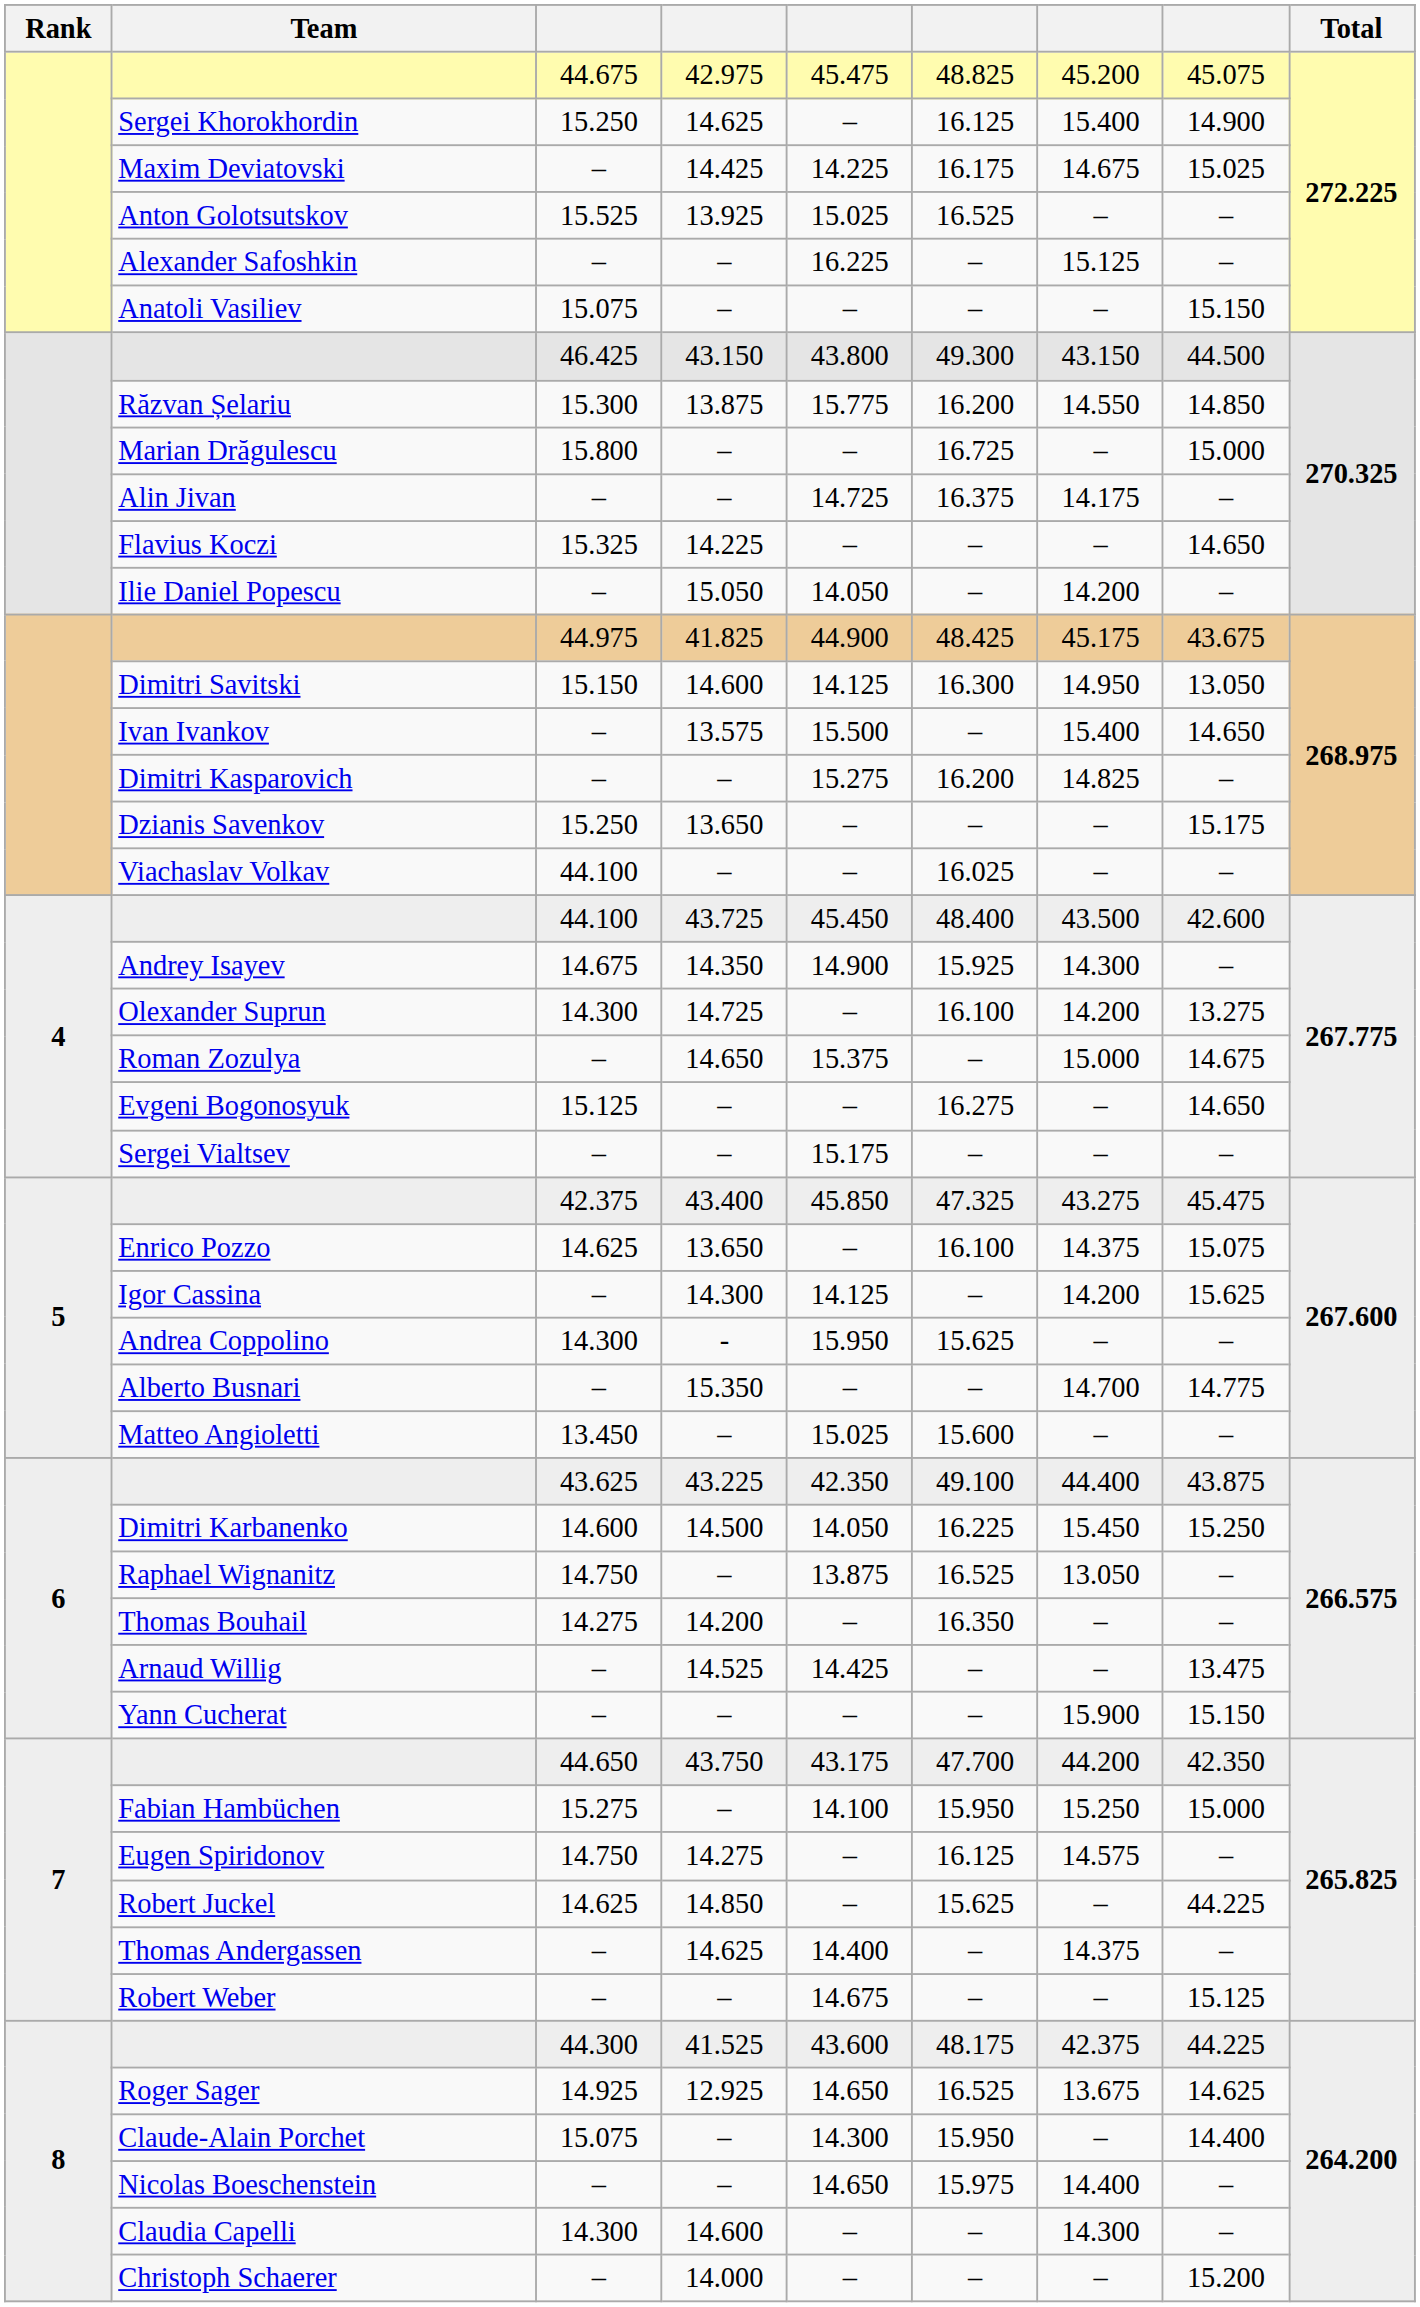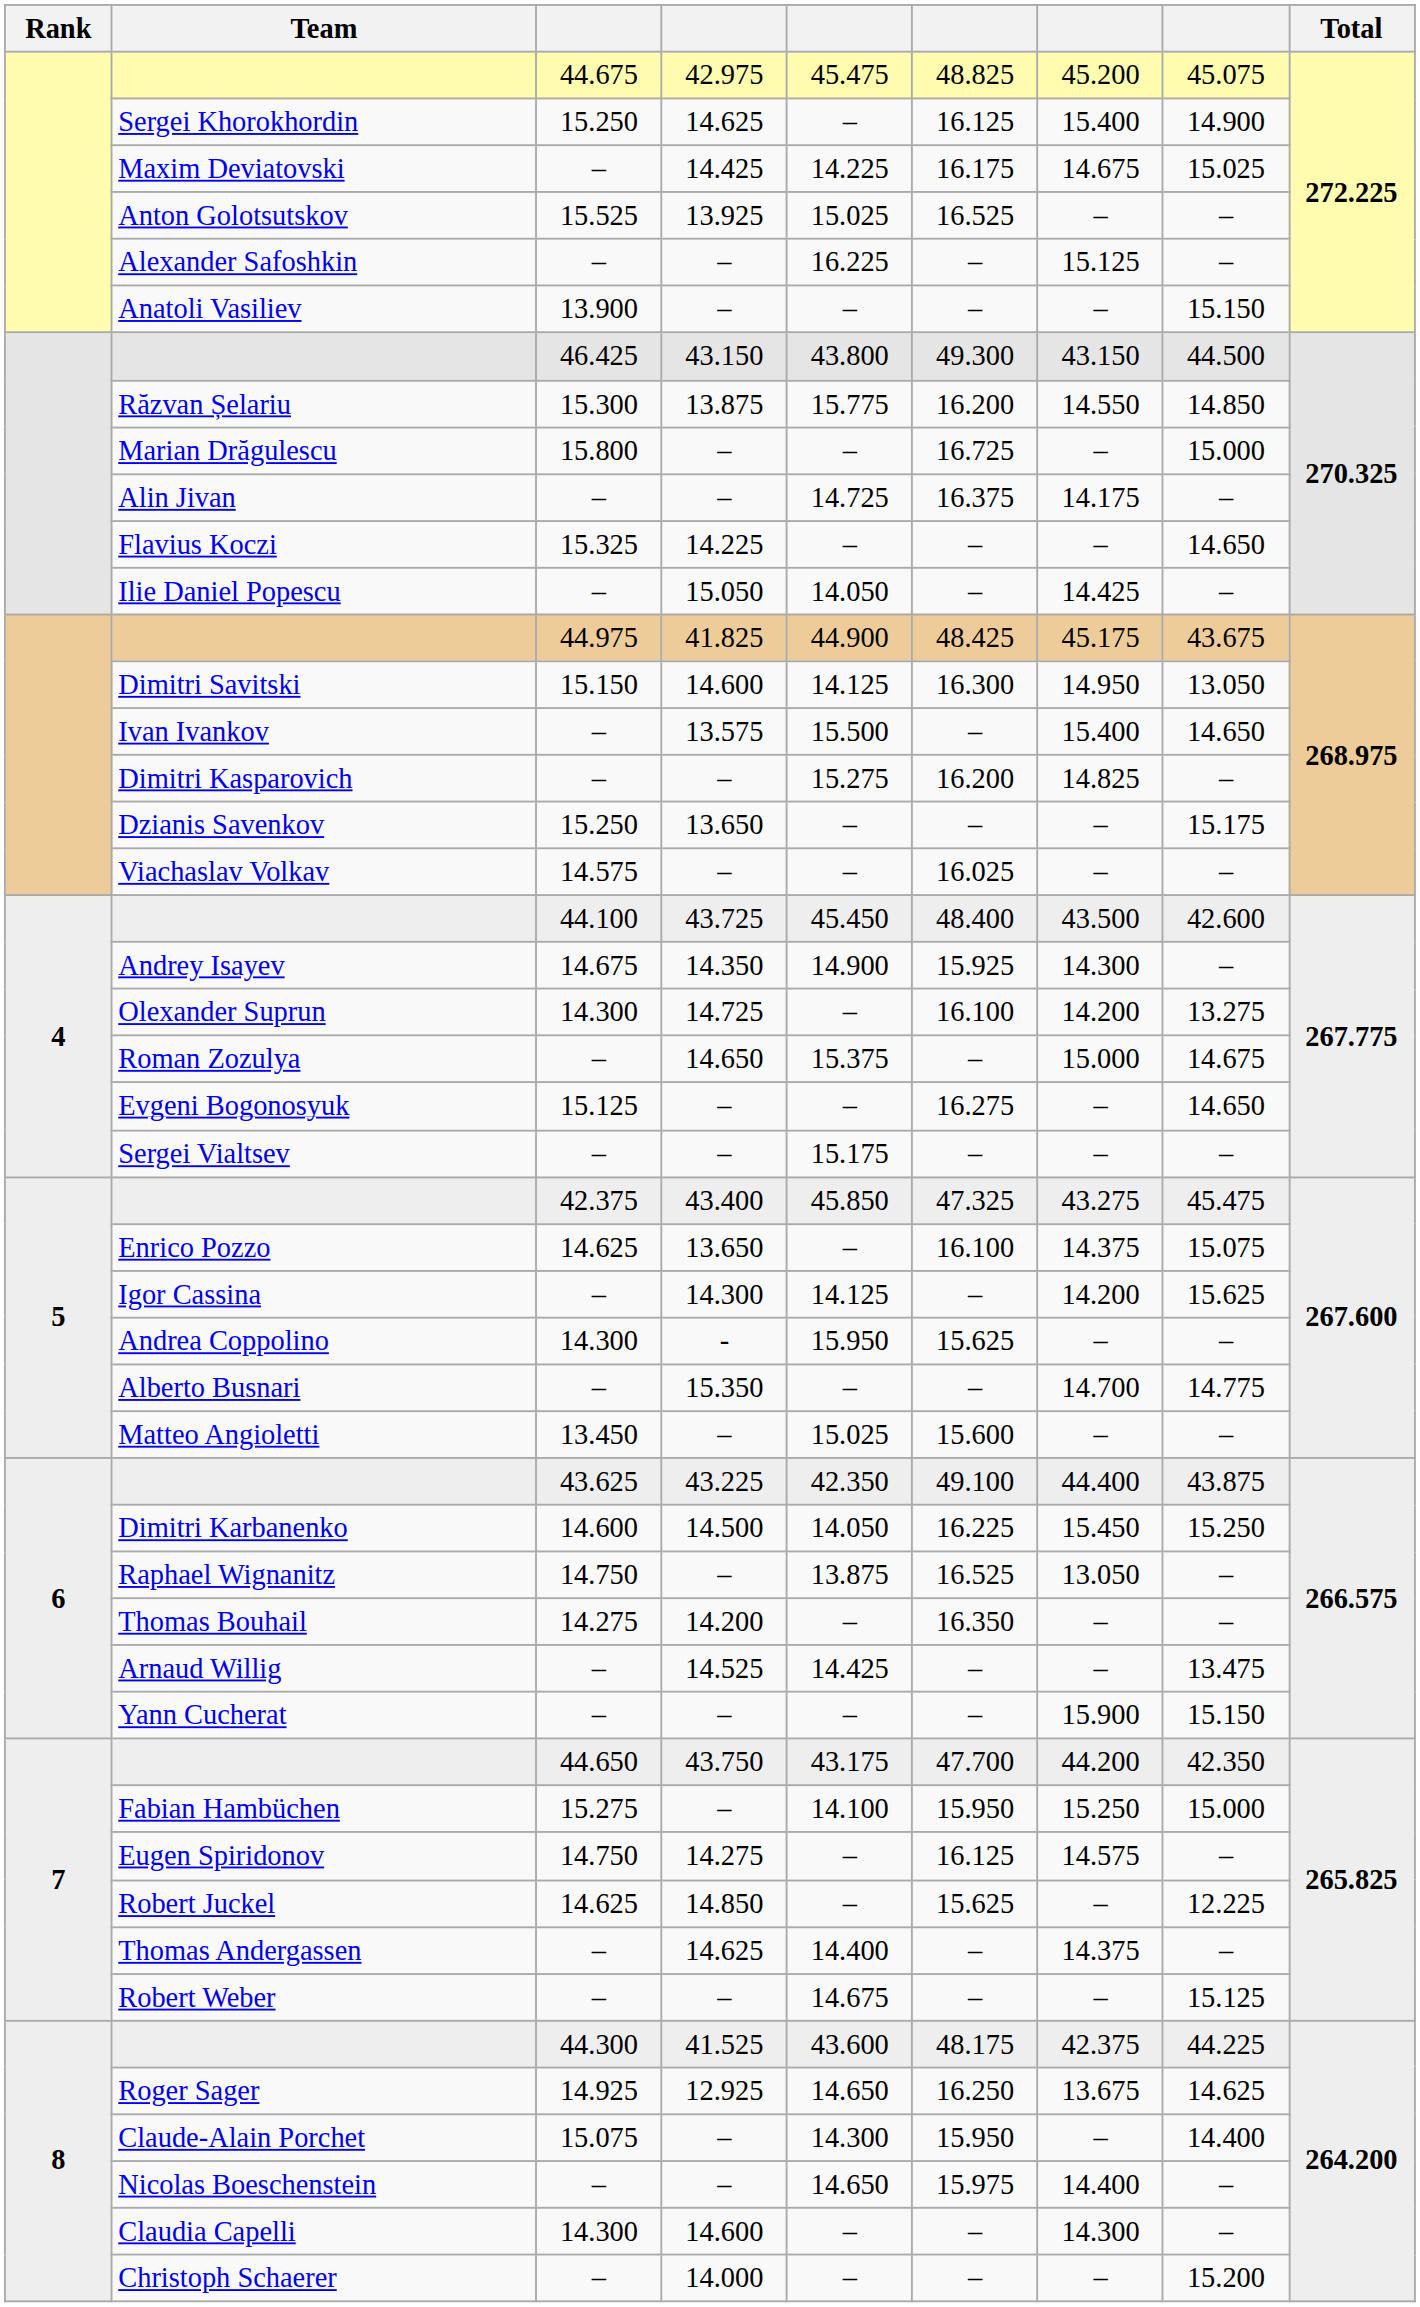(599, 309) 15.075 -> (599, 309) 13.900
(1101, 590) 14.200 -> (1101, 590) 14.425
(599, 871) 44.100 -> (599, 871) 14.575
(1226, 1902) 44.225 -> (1226, 1902) 12.225
(975, 2090) 16.525 -> (975, 2090) 16.250
